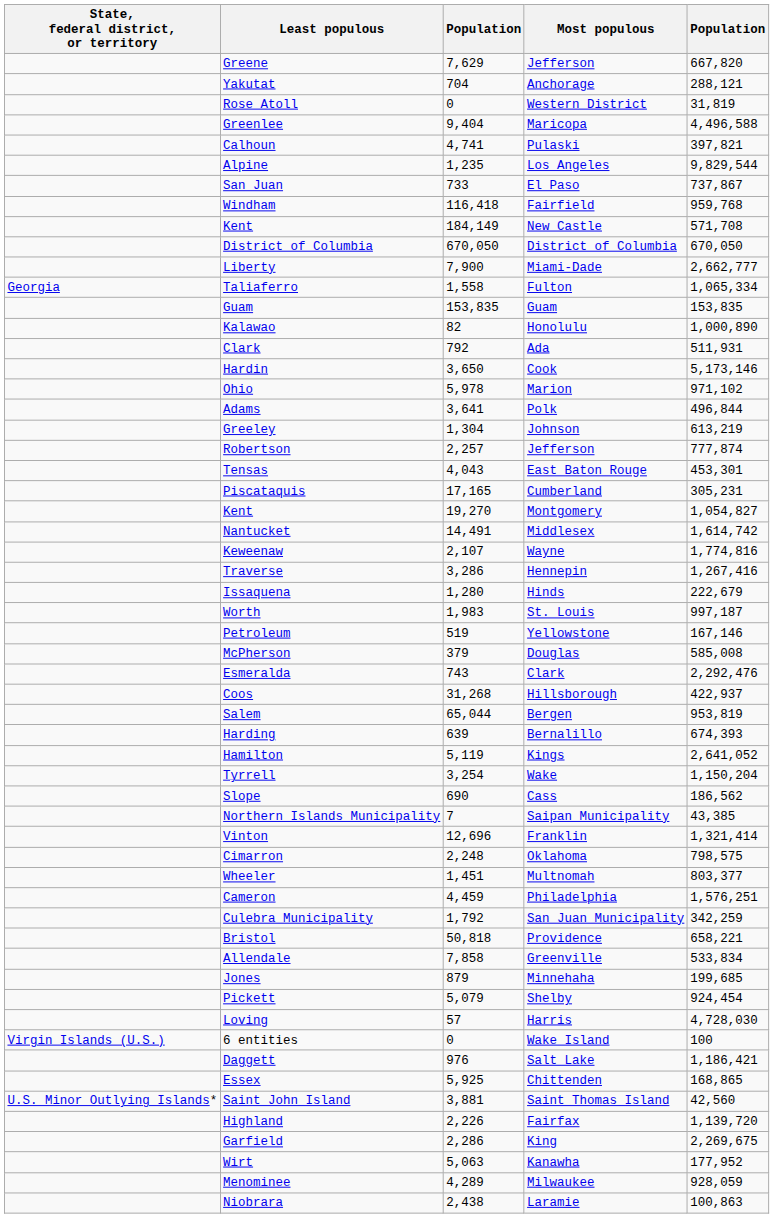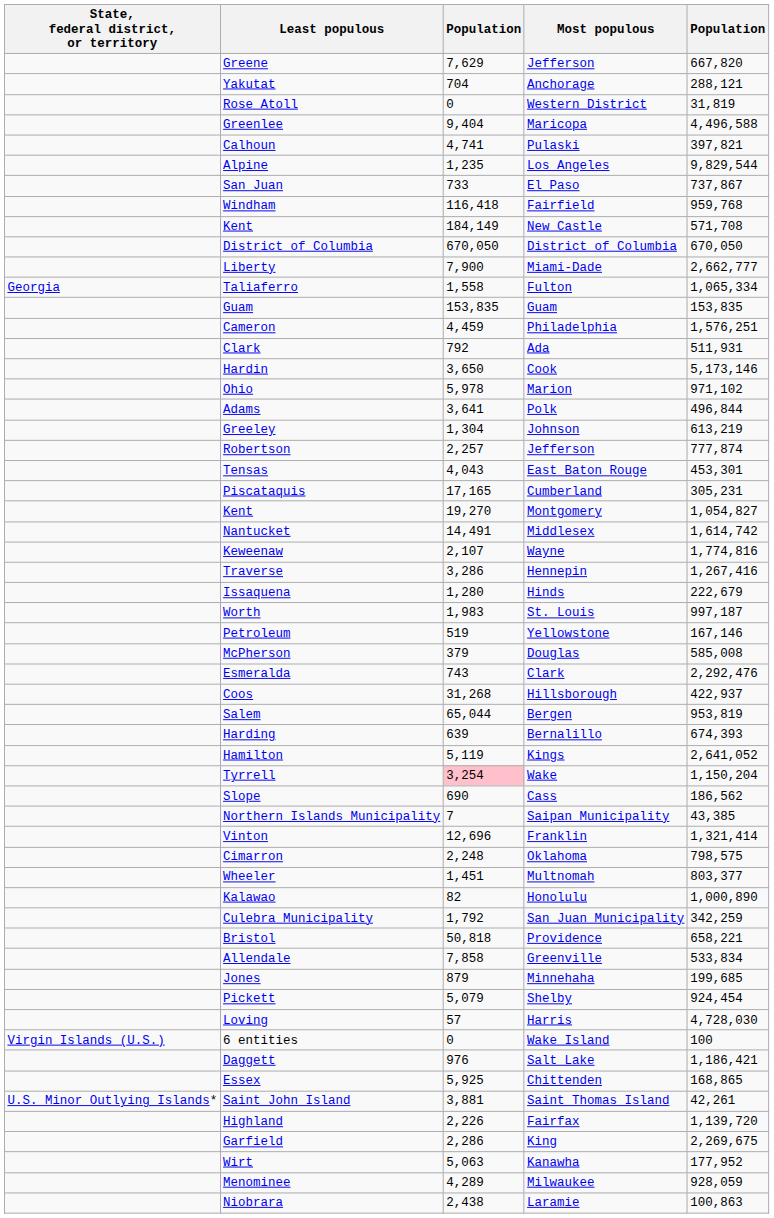rows swapped: (249, 328) <-> (249, 898)
(465, 776) no background -> (465, 776) pink background
(713, 1101) 42,560 -> (713, 1101) 42,261
